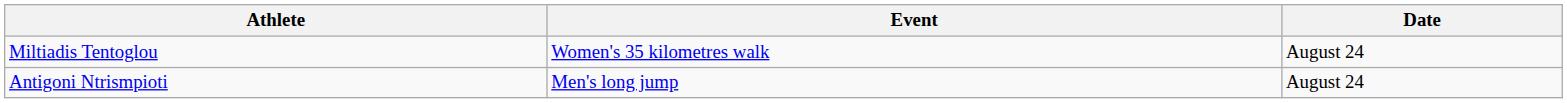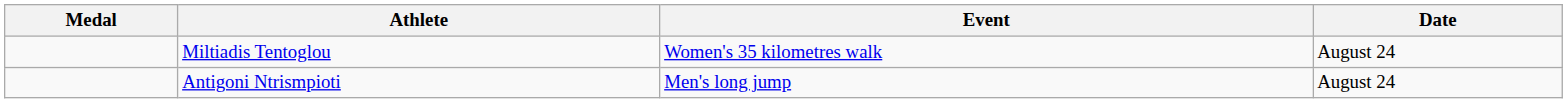+ column: (91, 20)
